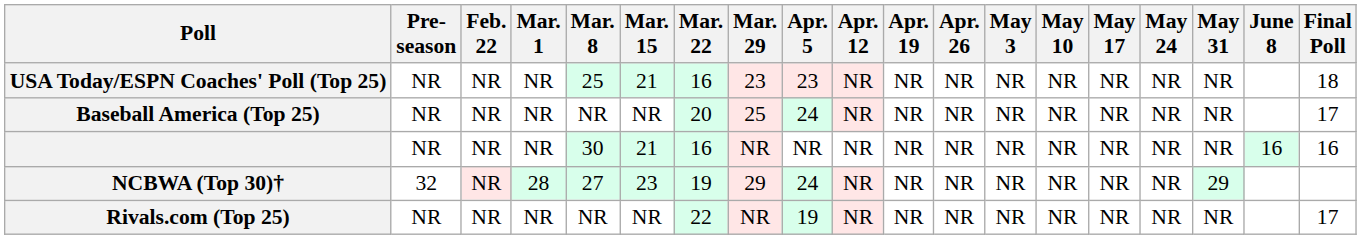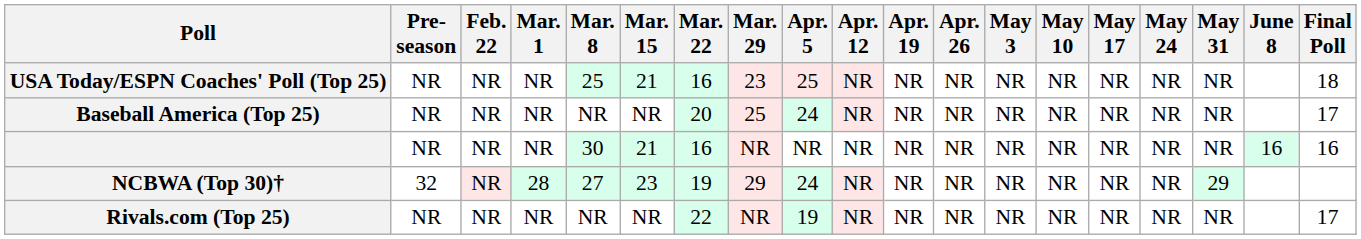(807, 80) 23 -> (807, 80) 25
